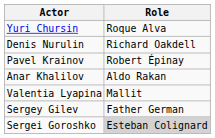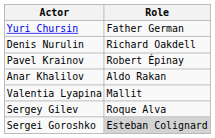(136, 29) Roque Alva -> (145, 29) Father German
(145, 109) Father German -> (136, 109) Roque Alva
